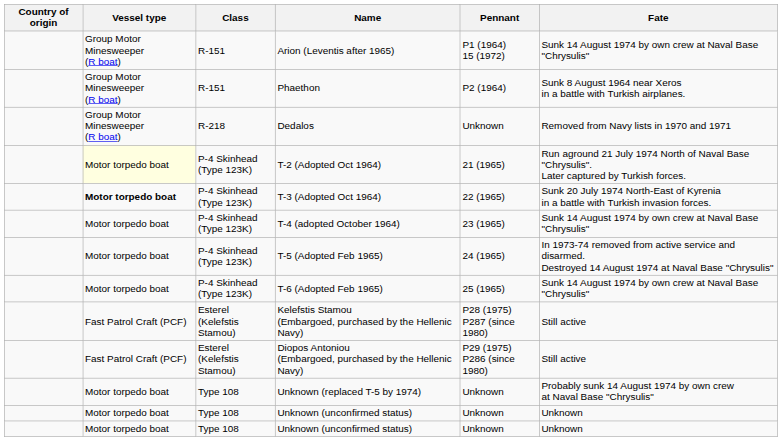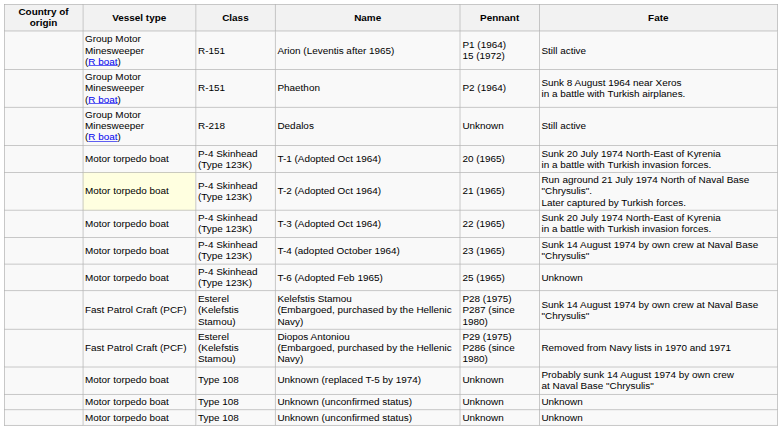(650, 50) Sunk 14 August 1974 by own crew at Naval Base "Chrysulis" -> (564, 50) Still active
(636, 126) Removed from Navy lists in 1970 and 1971 -> (564, 126) Still active
+ row: (228, 158)
(130, 197) bold -> (127, 223) normal
- row: (228, 256)
(650, 288) Sunk 14 August 1974 by own crew at Naval Base "Chrysulis" -> (562, 277) Unknown
(564, 321) Still active -> (650, 310) Sunk 14 August 1974 by own crew at Naval Base "Chrysulis"
(564, 359) Still active -> (636, 348) Removed from Navy lists in 1970 and 1971
